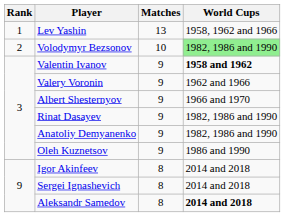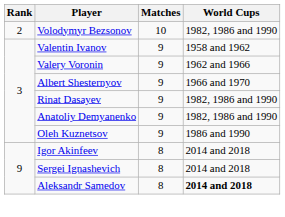- row: (62, 30)
(231, 47) lightgreen background -> (231, 30) no background
(219, 64) bold -> (218, 47) normal
